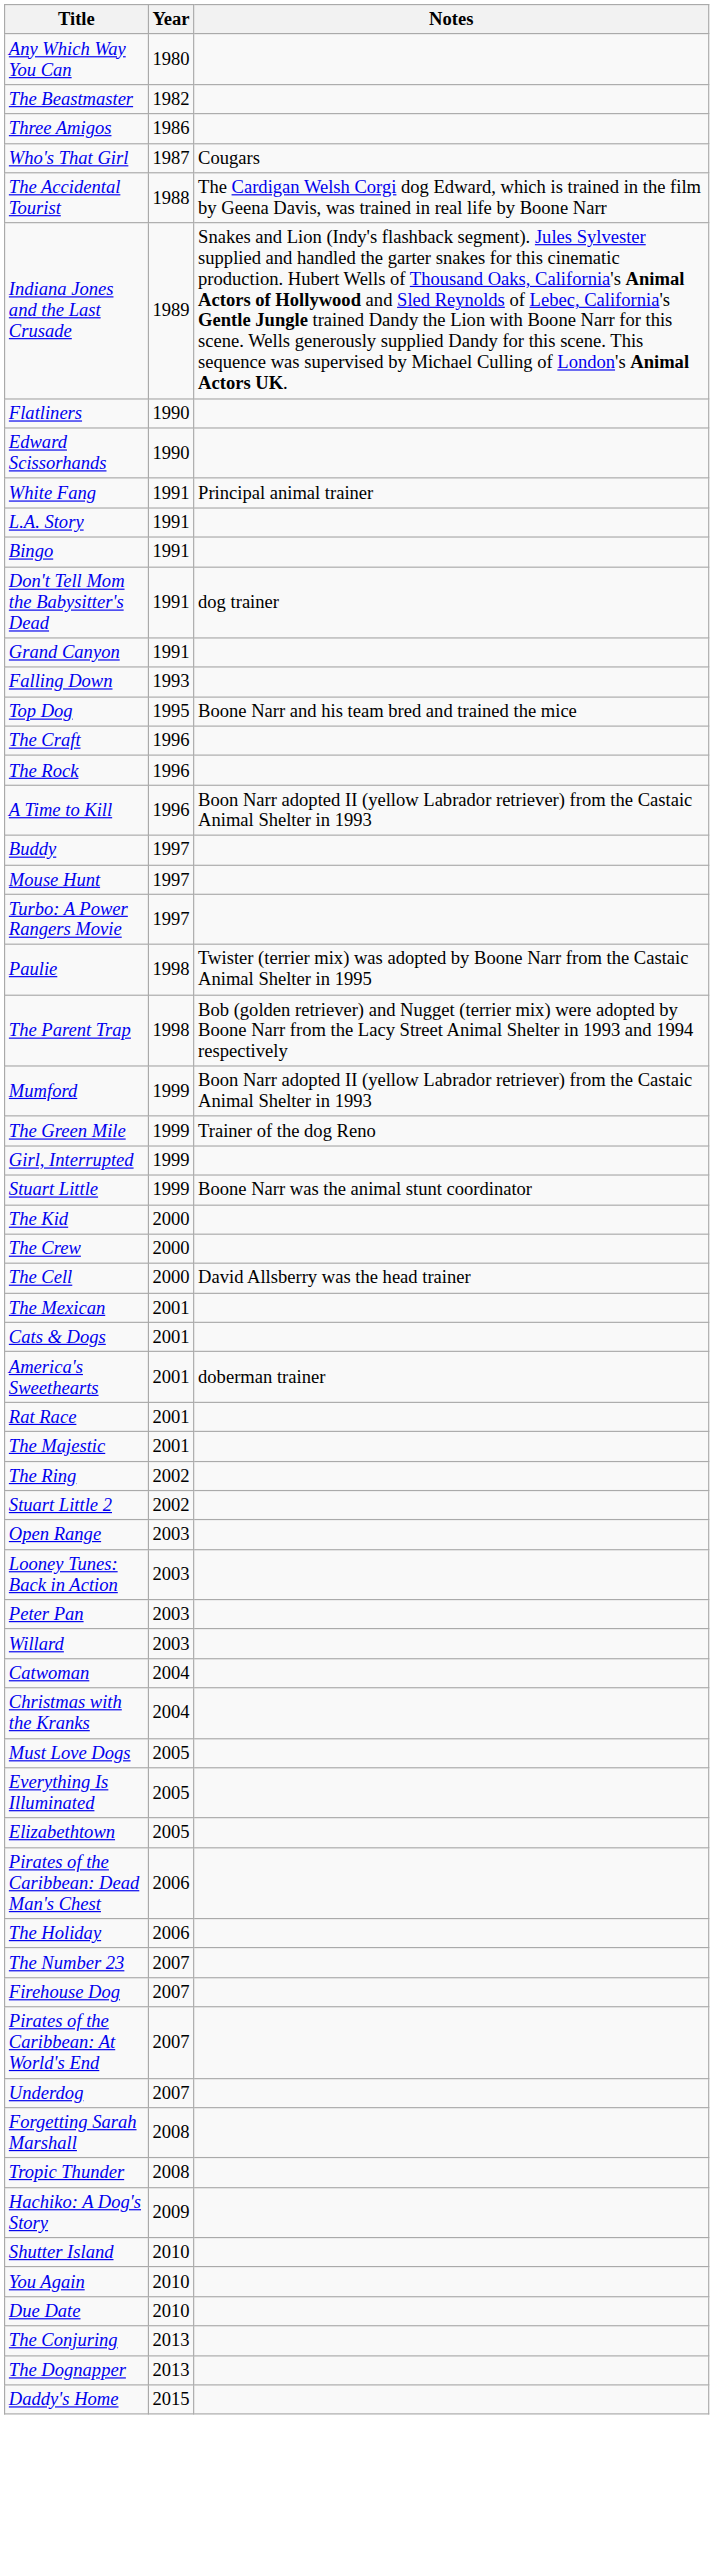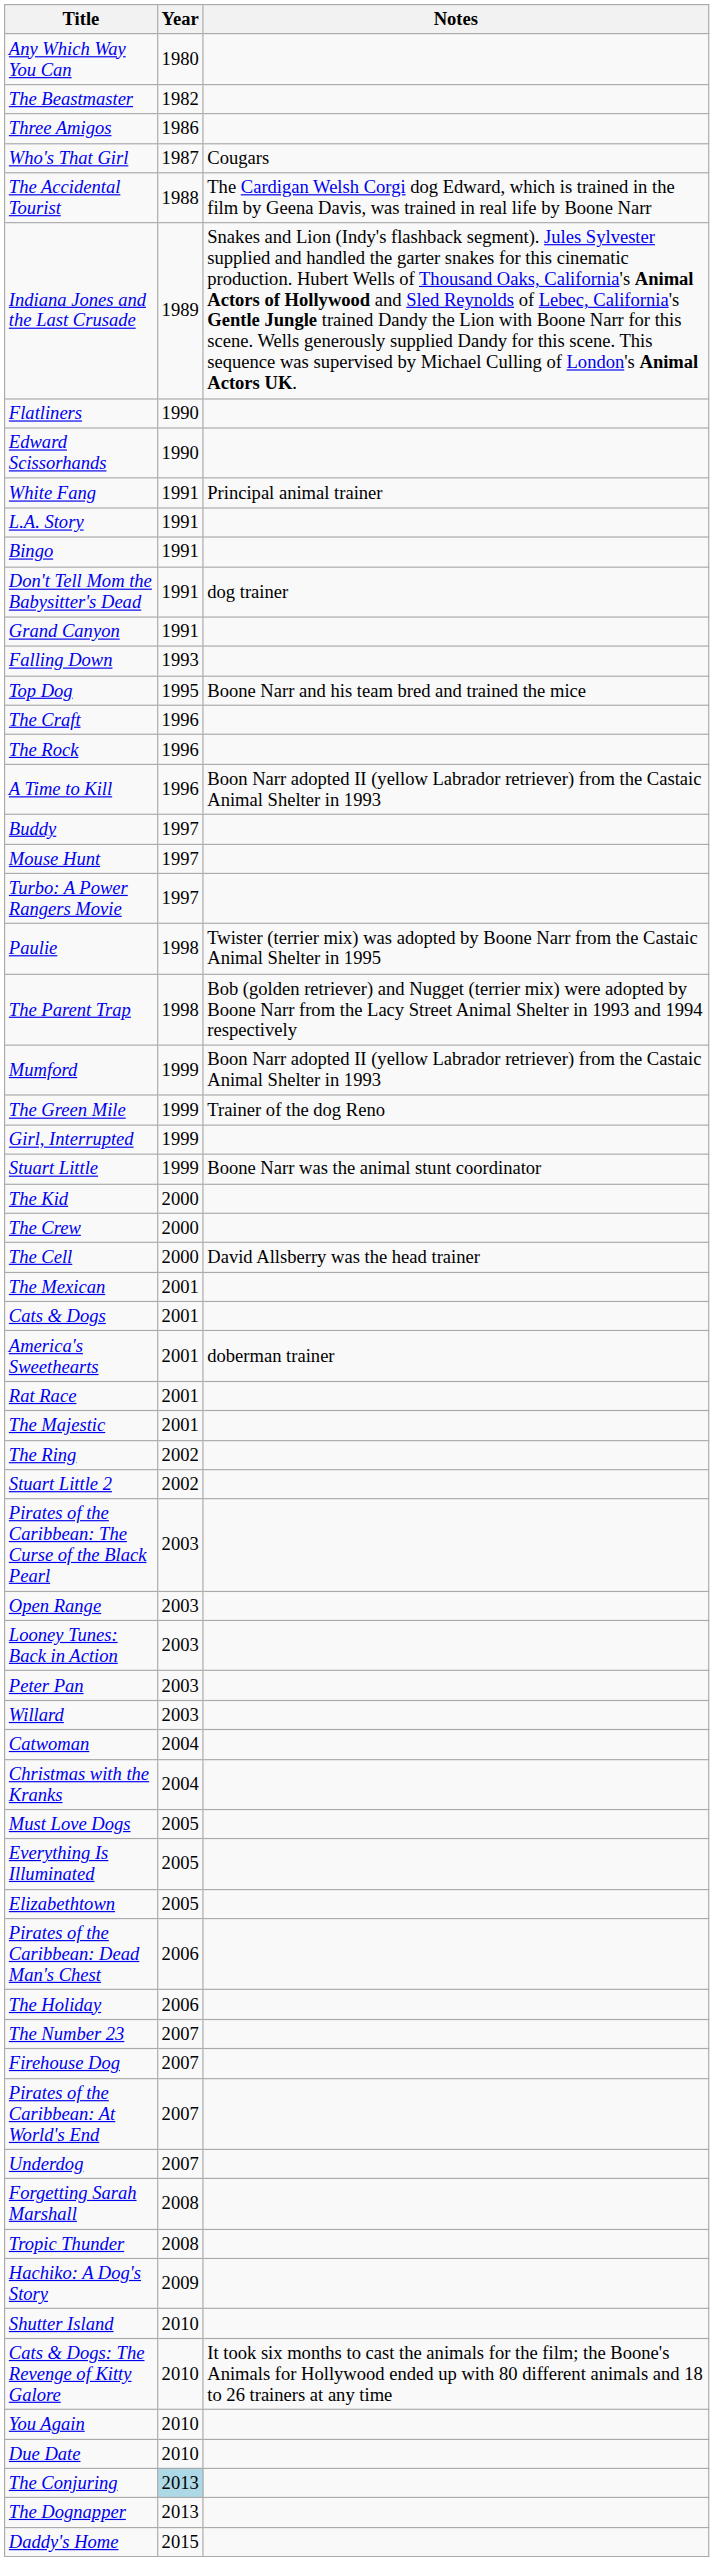+ row: (78, 1544)
+ row: (77, 2373)
(171, 2340) no background -> (180, 2482) lightblue background
